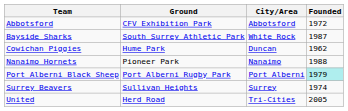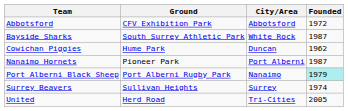(265, 62) Nanaimo -> (277, 62) Port Alberni
(318, 62) 1988 -> (318, 62) 1987
(277, 74) Port Alberni -> (265, 74) Nanaimo
